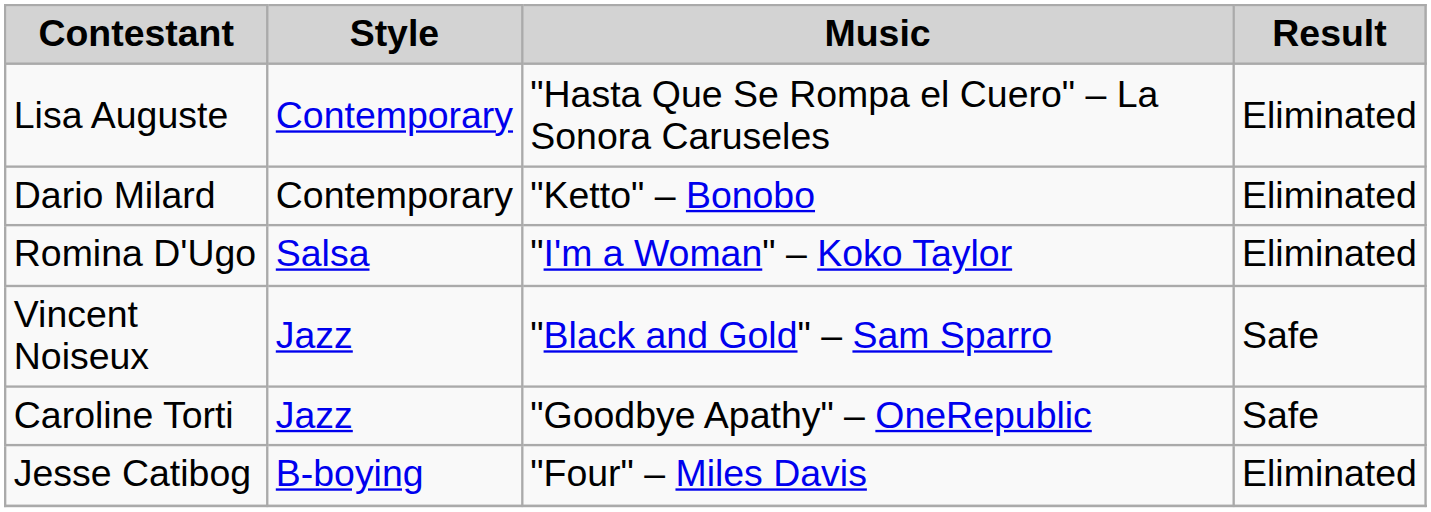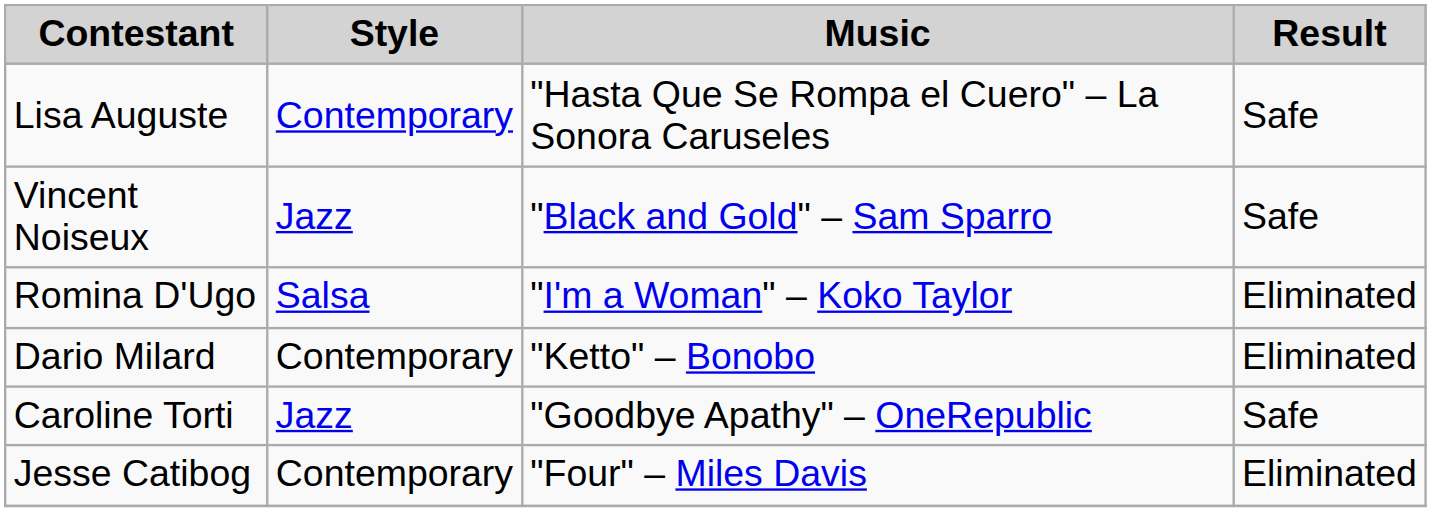(1329, 114) Eliminated -> (1281, 114) Safe
rows swapped: (115, 195) <-> (81, 334)
(350, 474) B-boying -> (394, 474) Contemporary
